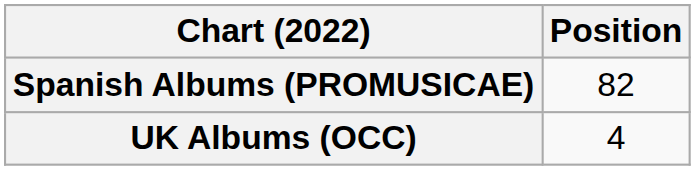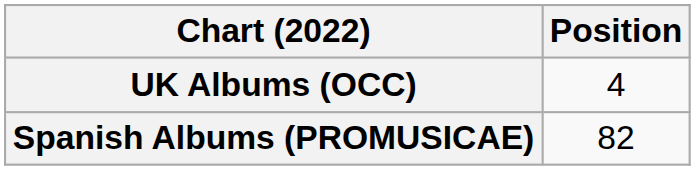rows swapped: (274, 84) <-> (274, 137)
